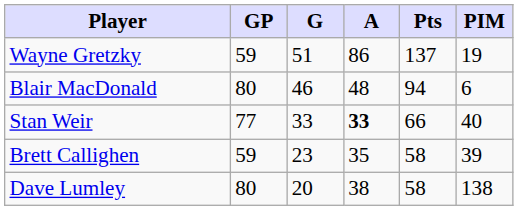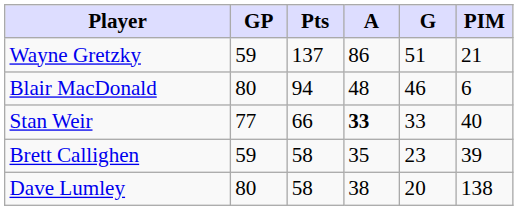columns swapped: (315, 21) <-> (428, 21)
(472, 54) 19 -> (472, 54) 21
